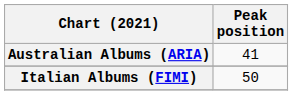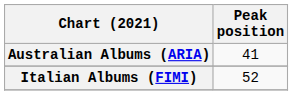(251, 78) 50 -> (251, 78) 52
